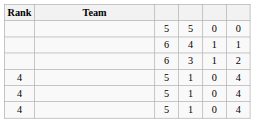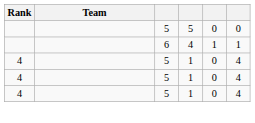- row: (19, 61)
